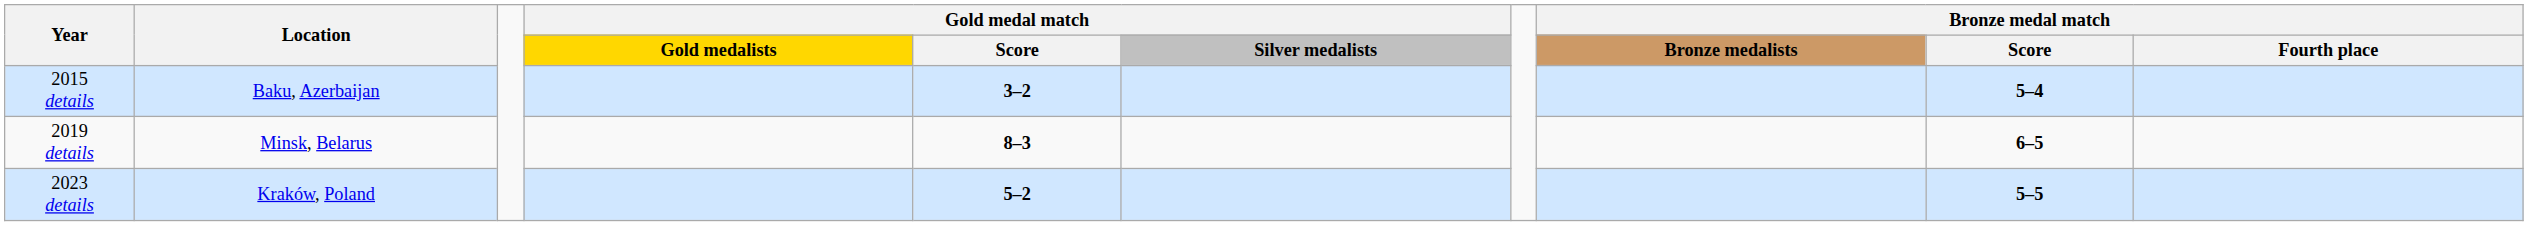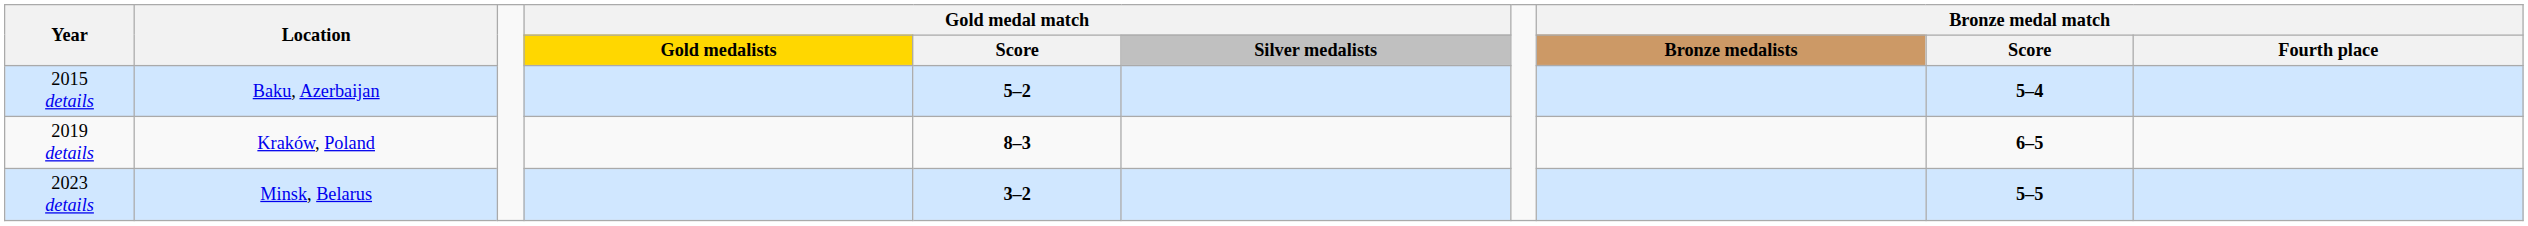(1017, 91) 3–2 -> (1017, 91) 5–2
(316, 142) Minsk, Belarus -> (316, 142) Kraków, Poland
(316, 194) Kraków, Poland -> (316, 194) Minsk, Belarus
(1017, 194) 5–2 -> (1017, 194) 3–2
